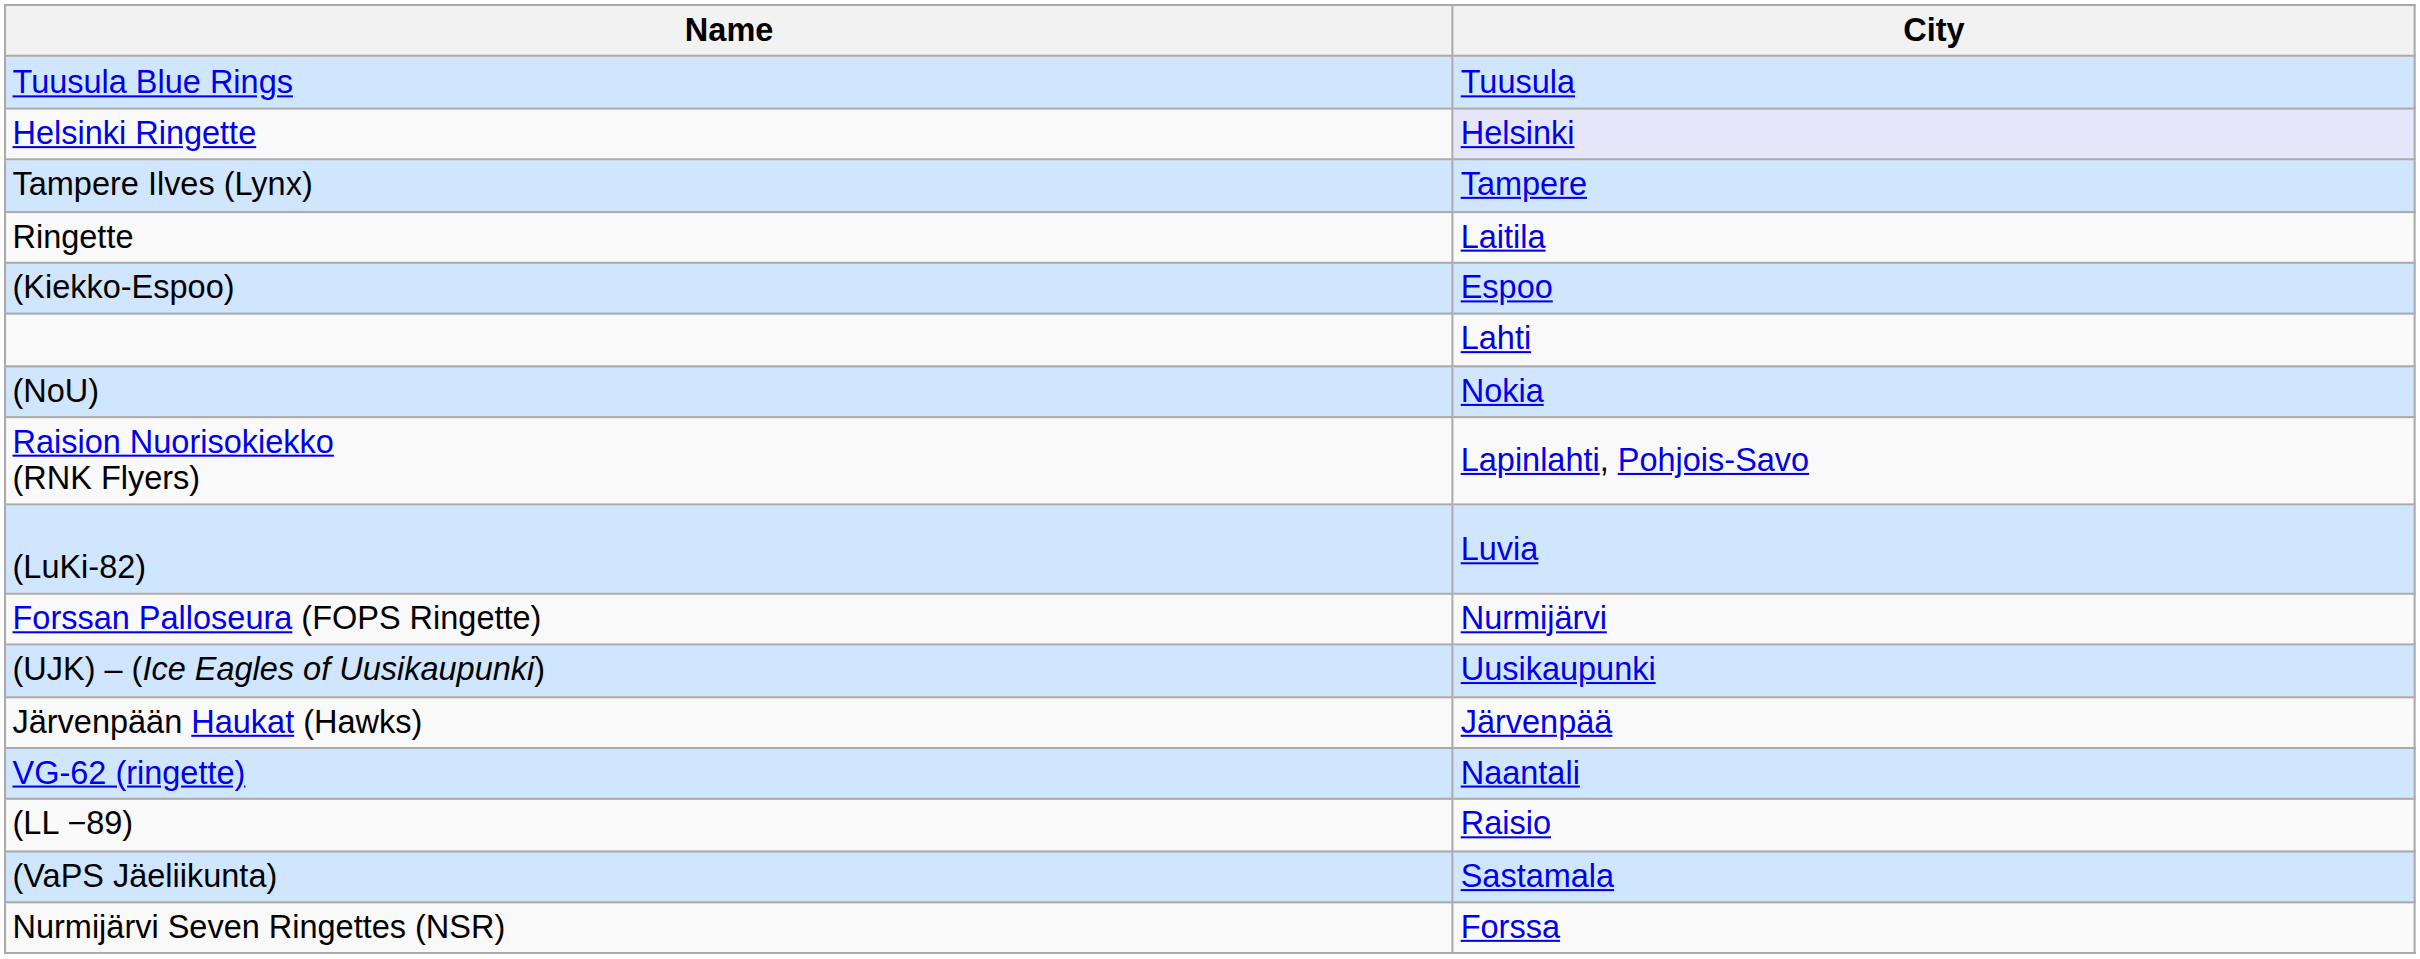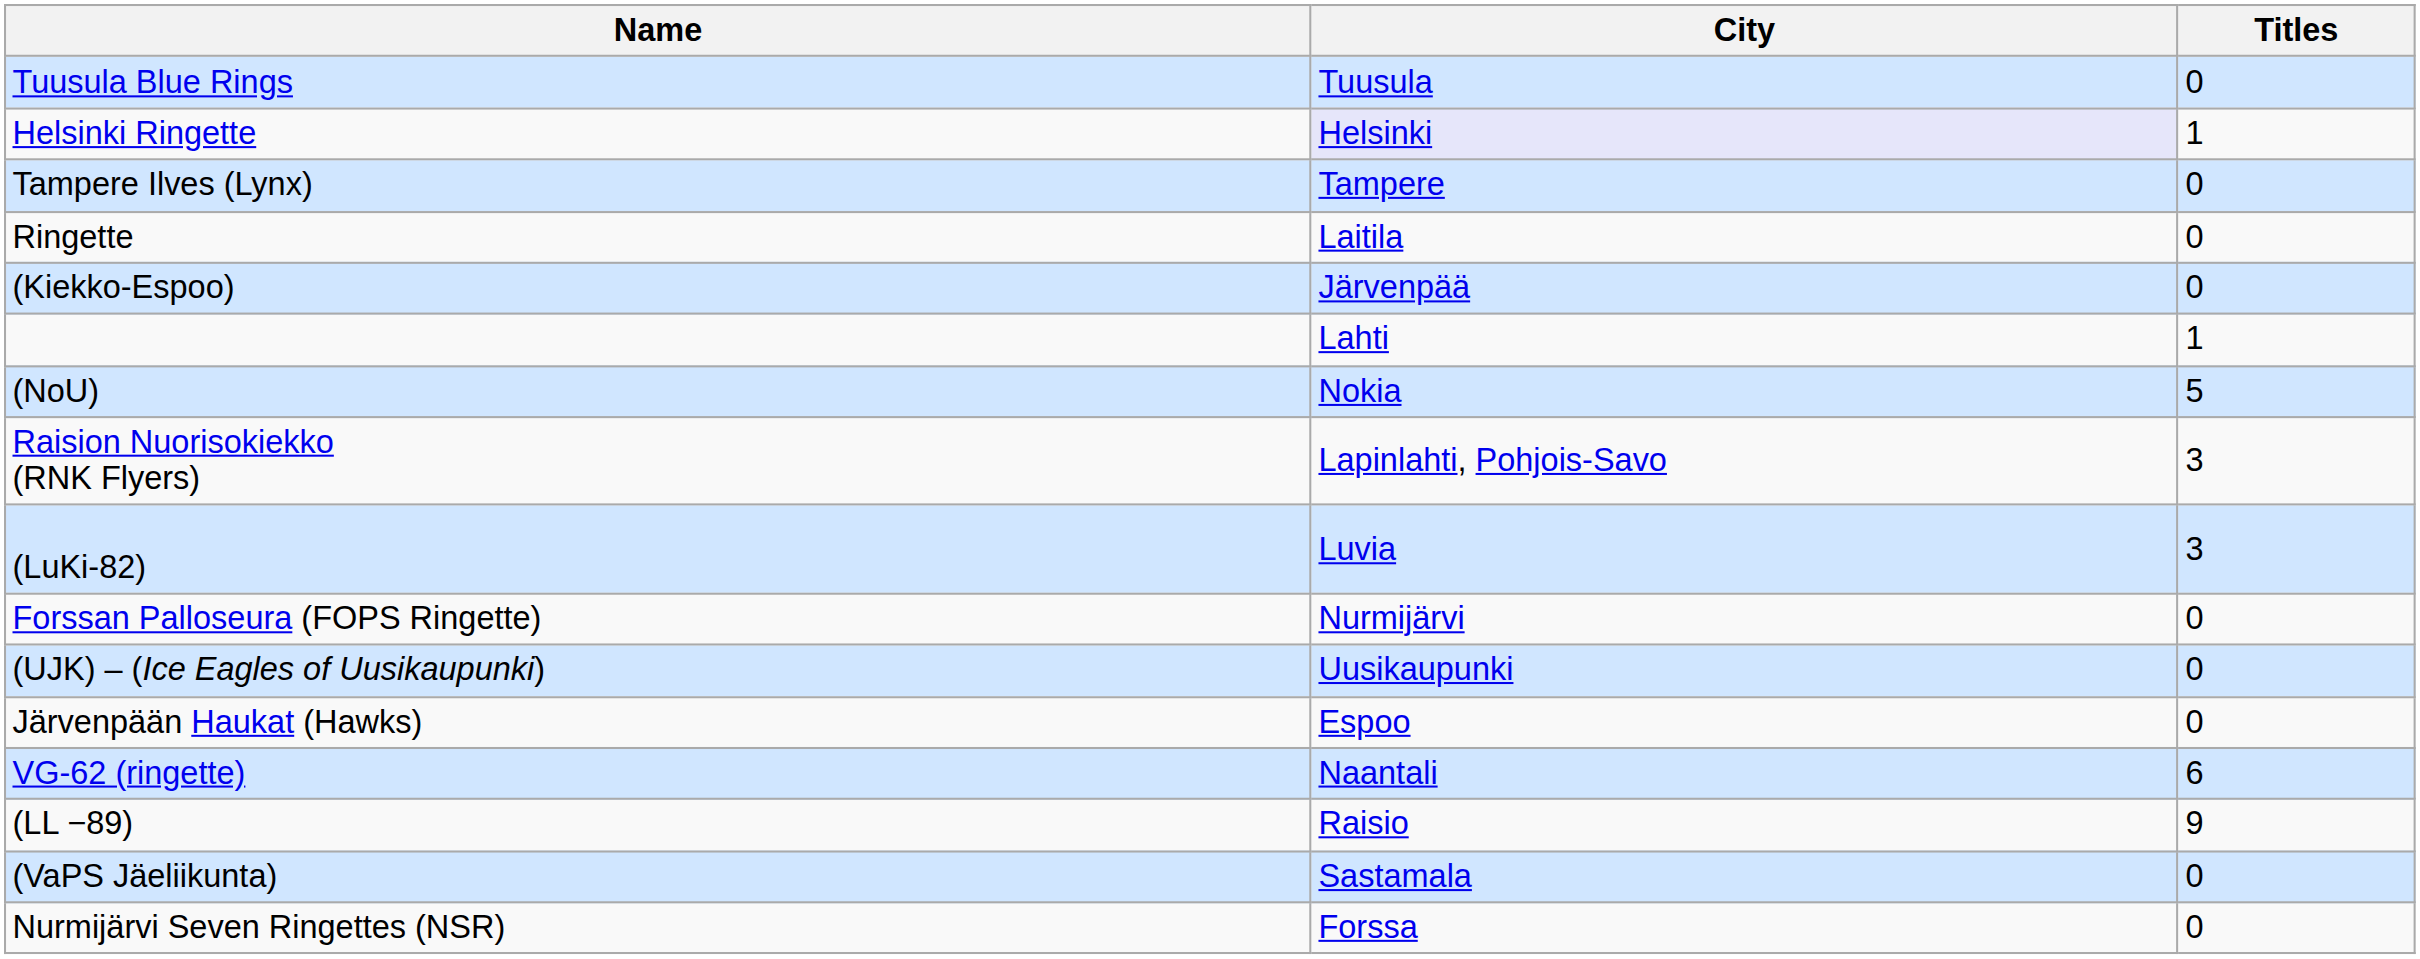+ column: (2296, 30)
(1507, 287) Espoo -> (1394, 287) Järvenpää
(1537, 721) Järvenpää -> (1365, 721) Espoo
